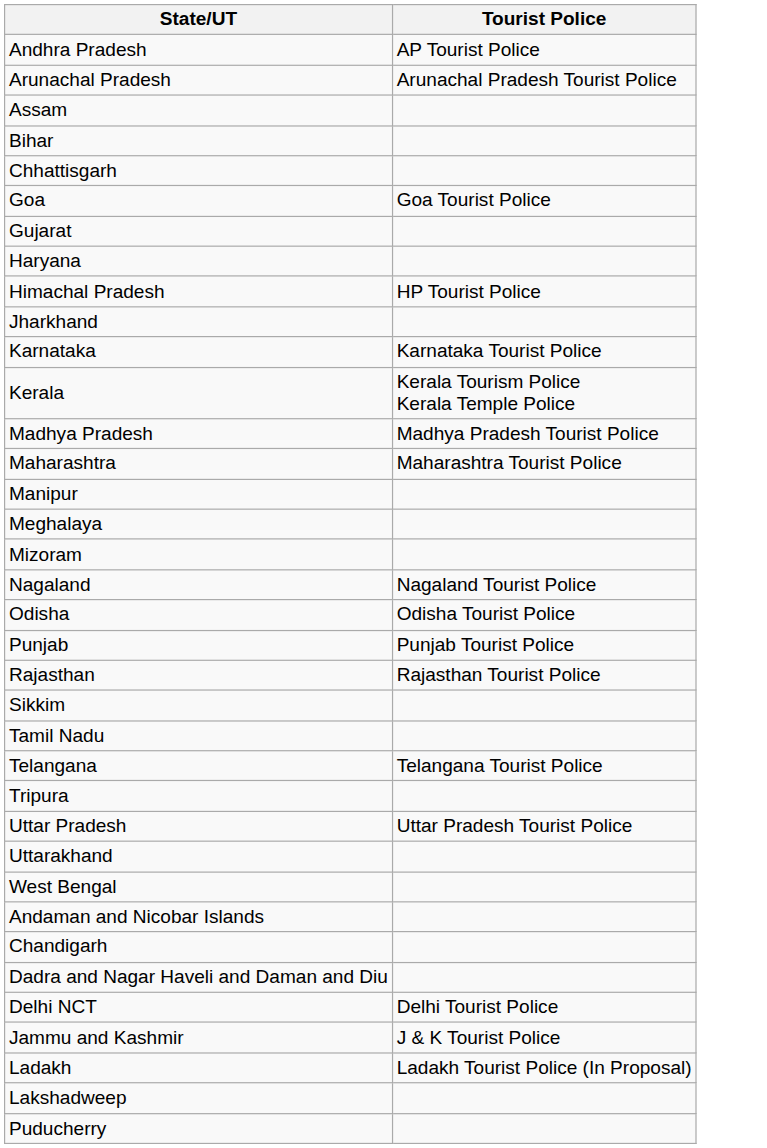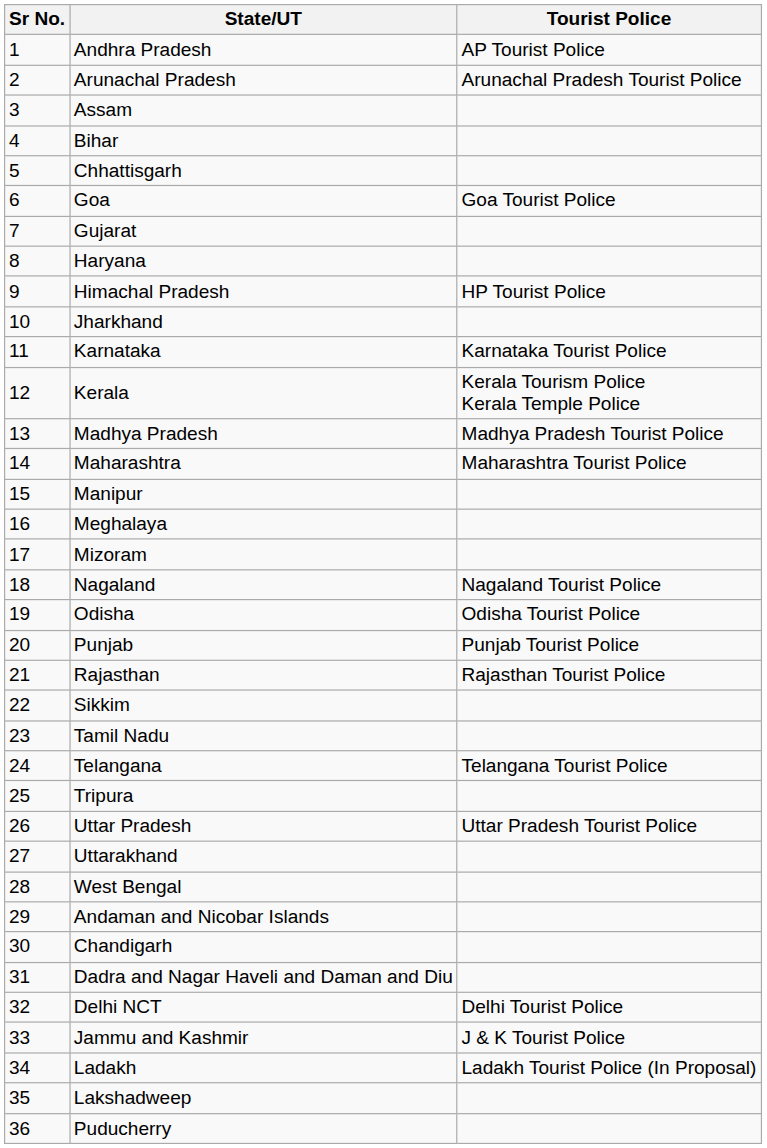+ column: (37, 19)
